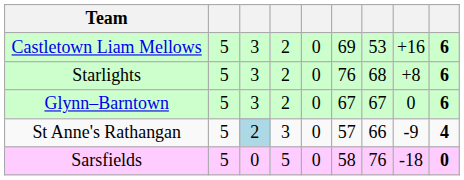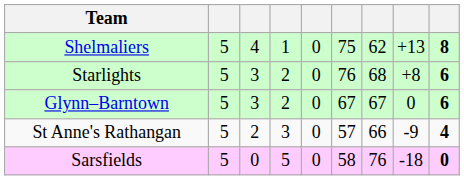+ row: (107, 47)
- row: (107, 47)
(255, 132) lightblue background -> (255, 132) no background
